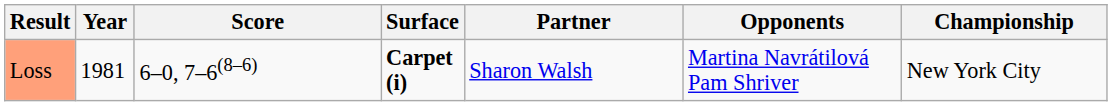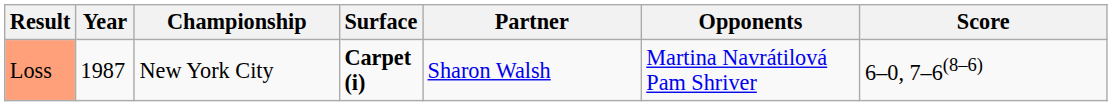columns swapped: (1004, 22) <-> (258, 22)
(103, 69) 1981 -> (103, 69) 1987
